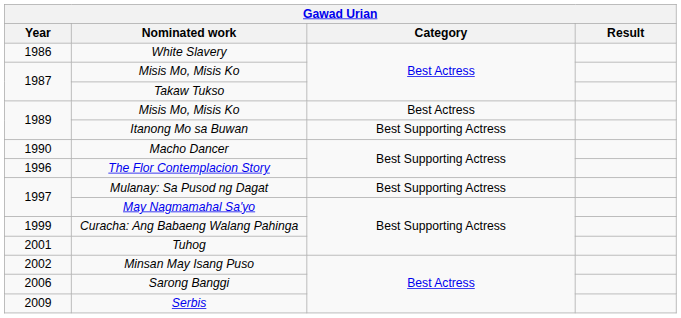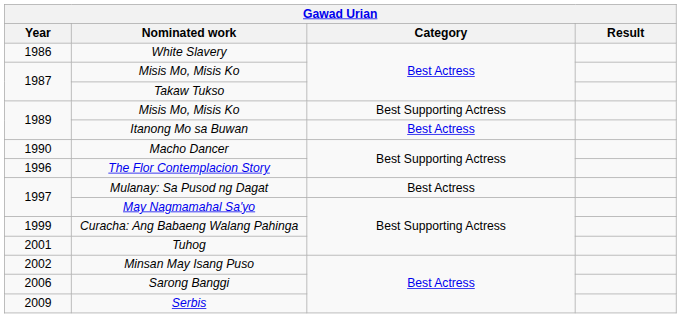(441, 110) Best Actress -> (441, 110) Best Supporting Actress
(441, 129) Best Supporting Actress -> (441, 129) Best Actress
(441, 187) Best Supporting Actress -> (441, 187) Best Actress
